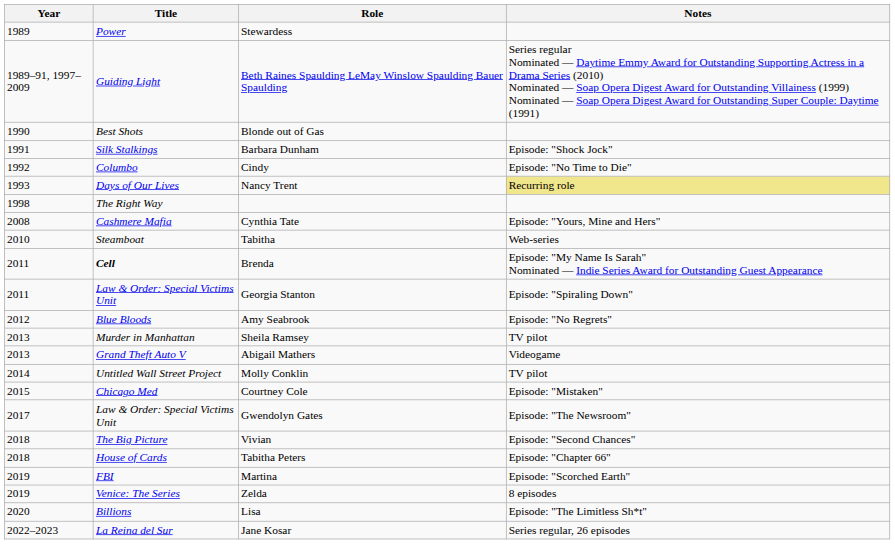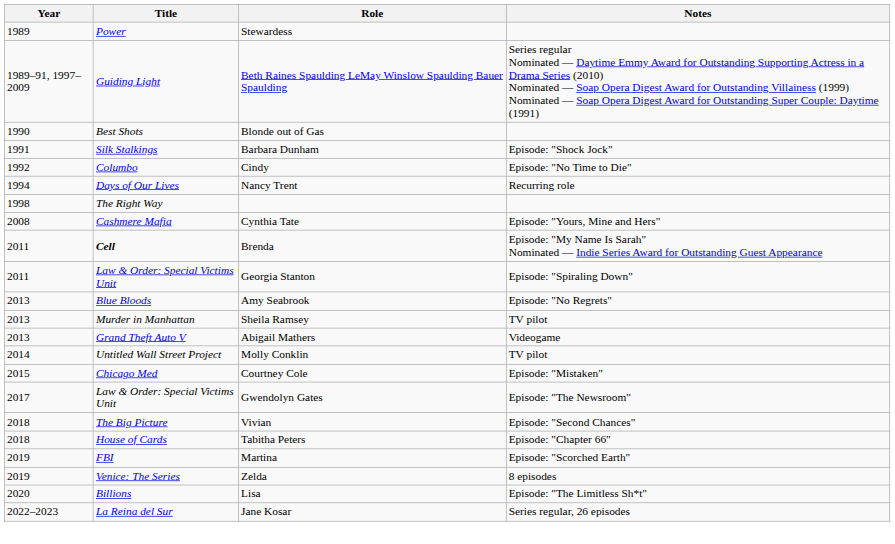(18, 185) 1993 -> (18, 185) 1994
(542, 185) khaki background -> (542, 185) no background
- row: (258, 239)
(18, 319) 2012 -> (18, 301) 2013
